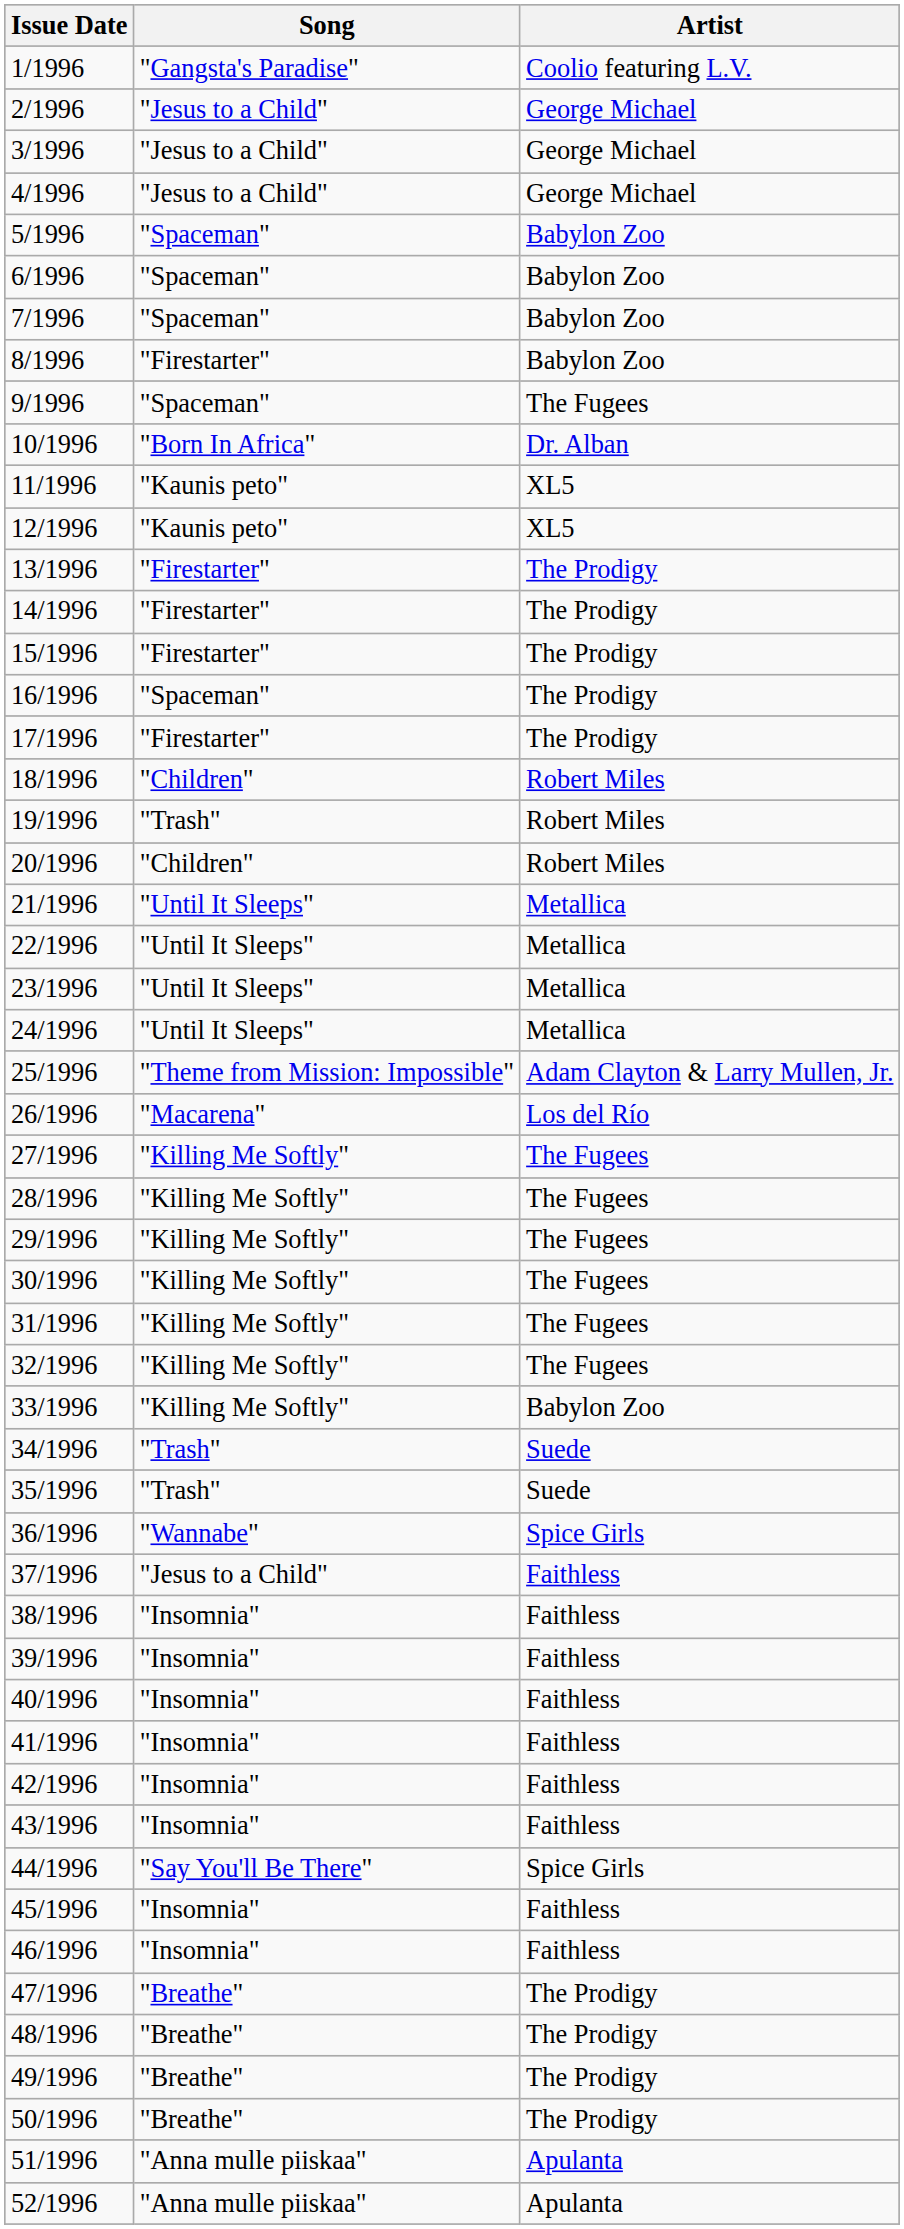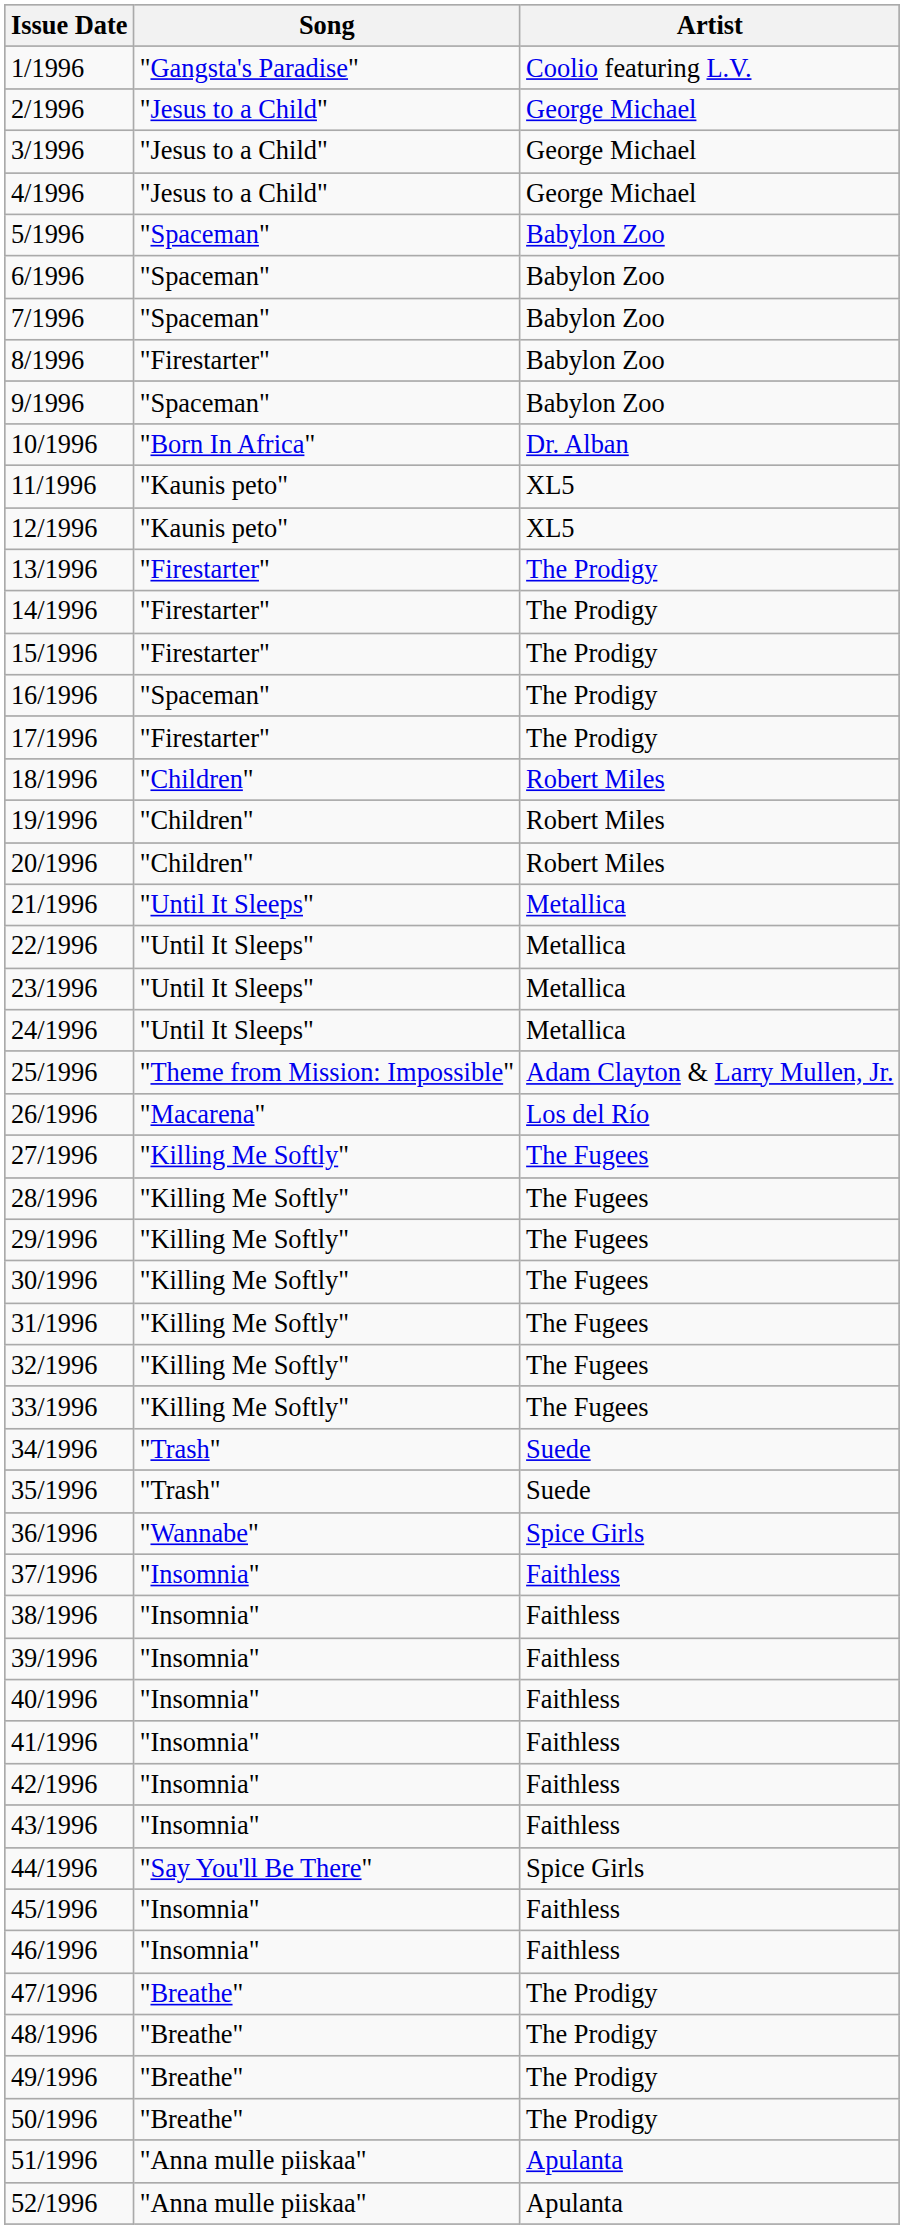(587, 402) The Fugees -> (595, 402) Babylon Zoo
(180, 820) "Trash" -> (197, 820) "Children"
(595, 1407) Babylon Zoo -> (587, 1407) The Fugees
(234, 1574) "Jesus to a Child" -> (200, 1574) "Insomnia"
